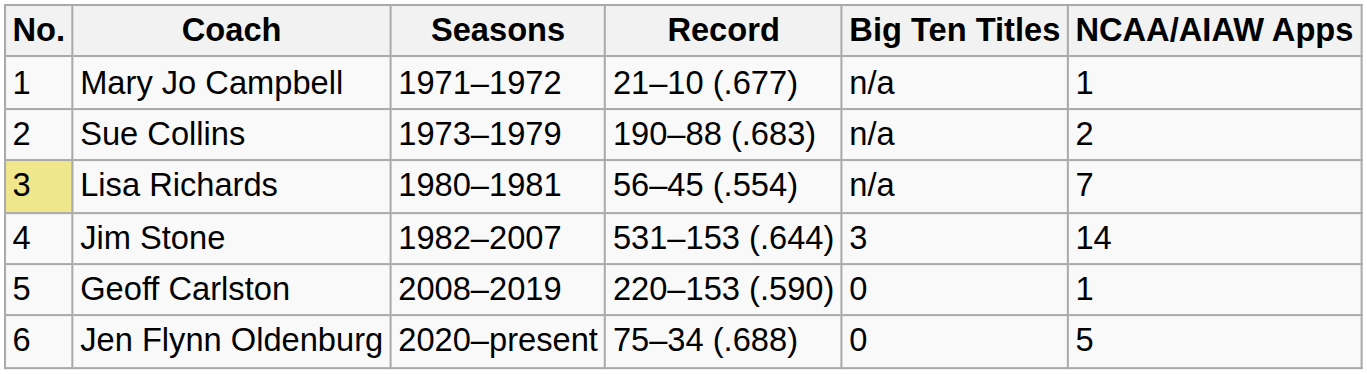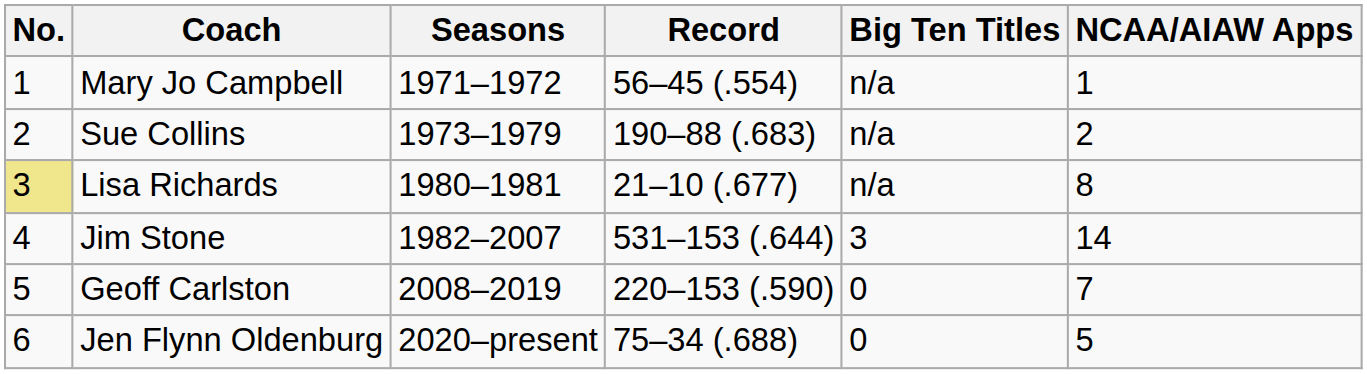(705, 82) 21–10 (.677) -> (705, 82) 56–45 (.554)
(705, 185) 56–45 (.554) -> (705, 185) 21–10 (.677)
(1084, 185) 7 -> (1084, 185) 8
(1084, 289) 1 -> (1084, 289) 7
